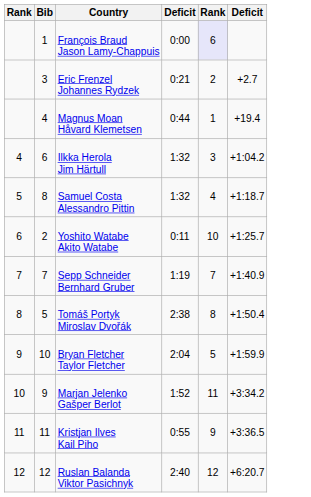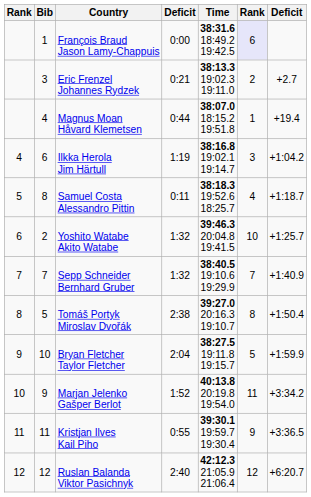+ column: (218, 12)
(180, 158) 1:32 -> (180, 158) 1:19
(180, 197) 1:32 -> (180, 197) 0:11
(180, 236) 0:11 -> (180, 236) 1:32
(180, 276) 1:19 -> (180, 276) 1:32
